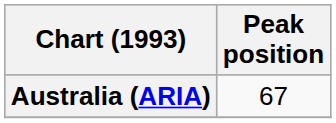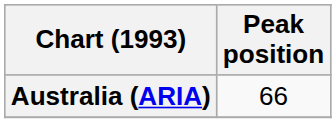(274, 95) 67 -> (274, 95) 66
